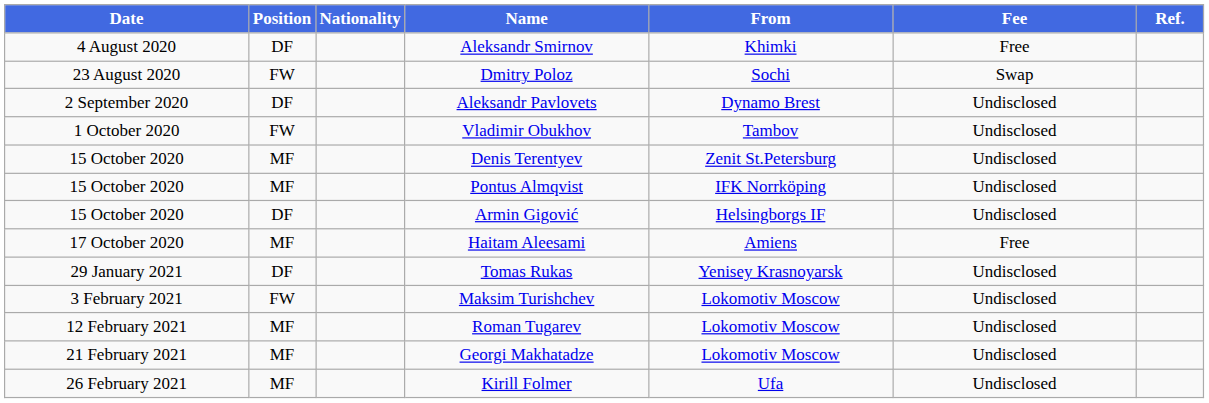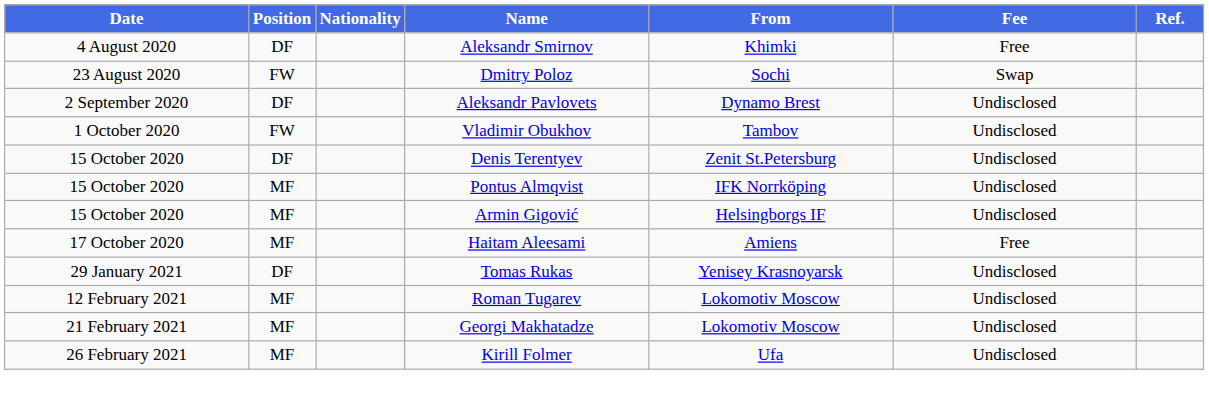(282, 159) MF -> (282, 159) DF
(282, 215) DF -> (282, 215) MF
- row: (527, 299)
